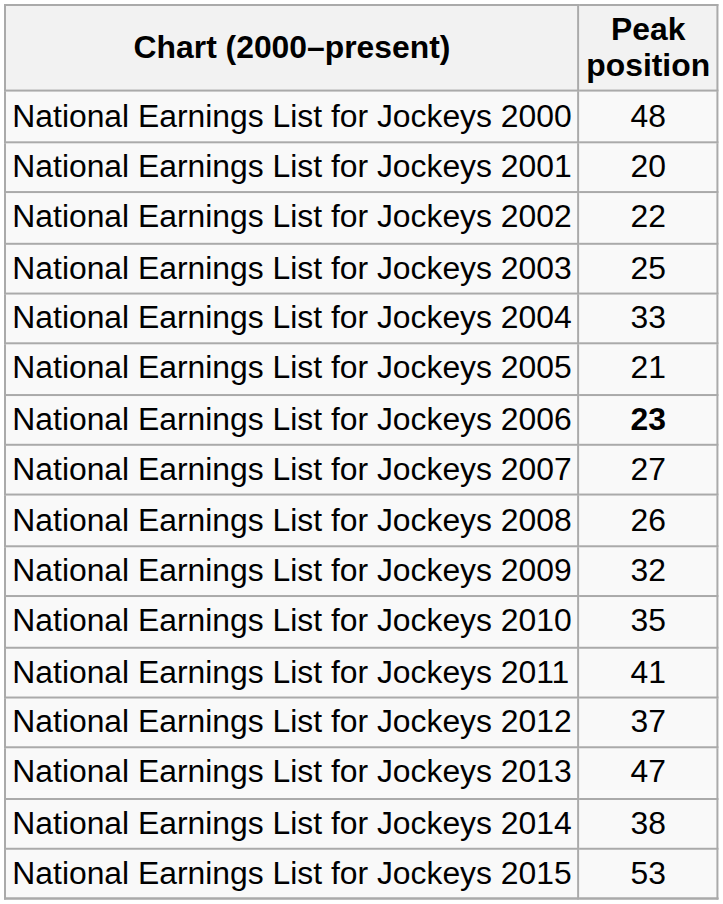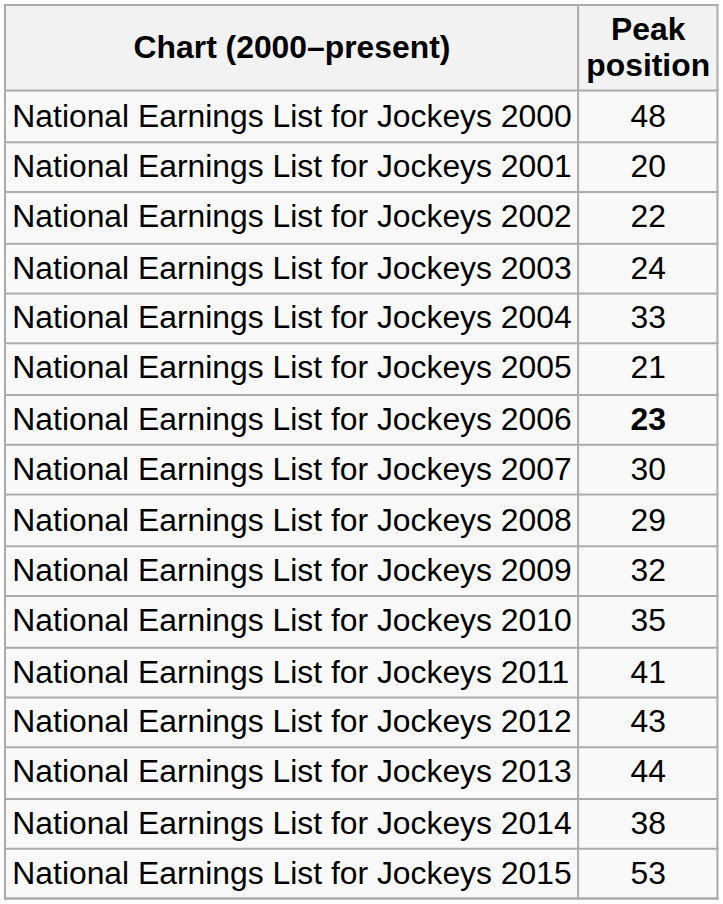(648, 267) 25 -> (648, 267) 24
(648, 469) 27 -> (648, 469) 30
(648, 520) 26 -> (648, 520) 29
(648, 722) 37 -> (648, 722) 43
(648, 772) 47 -> (648, 772) 44
